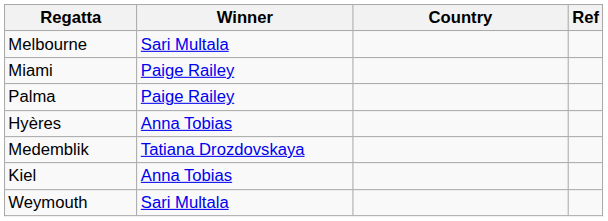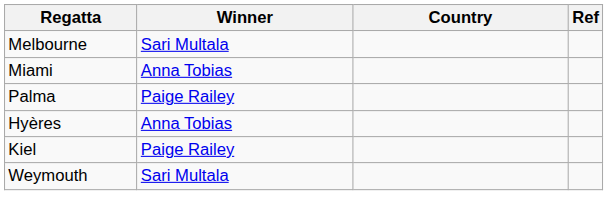(188, 70) Paige Railey -> (186, 70) Anna Tobias
- row: (49, 149)
(186, 176) Anna Tobias -> (188, 149) Paige Railey
